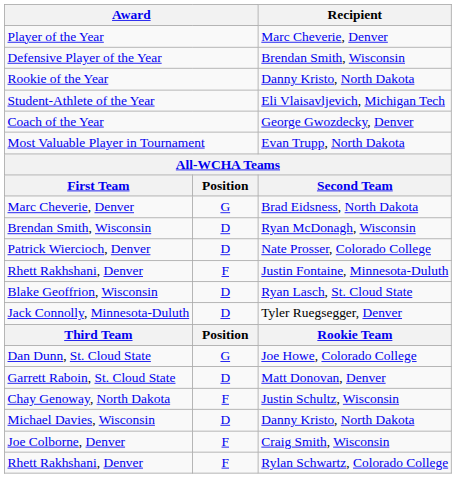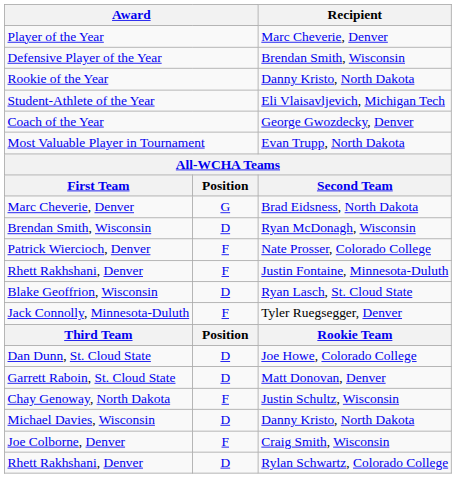(225, 249) D -> (225, 249) F
(225, 313) D -> (225, 313) F
(225, 356) G -> (225, 356) D
(225, 462) F -> (225, 462) D
